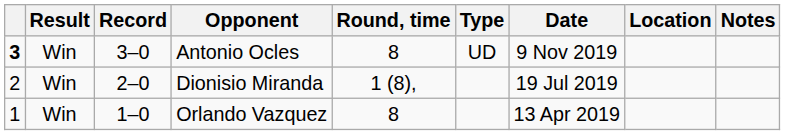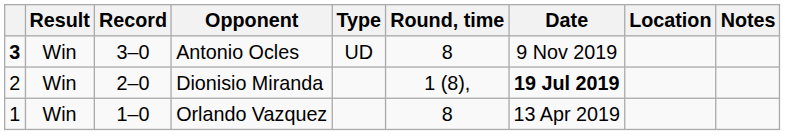columns swapped: (482, 20) <-> (393, 20)
(567, 83) normal -> (567, 83) bold
